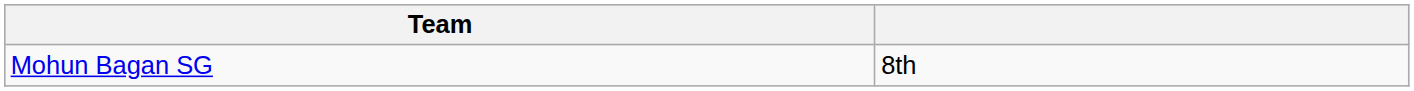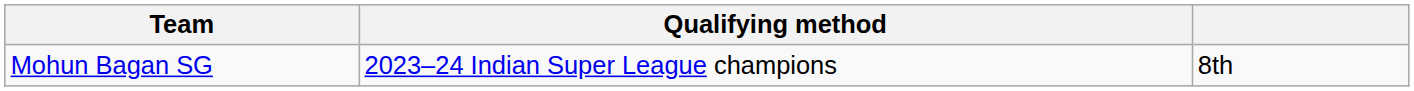+ column: (775, 24)
